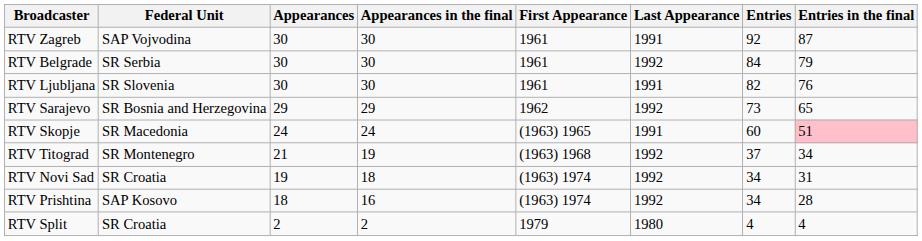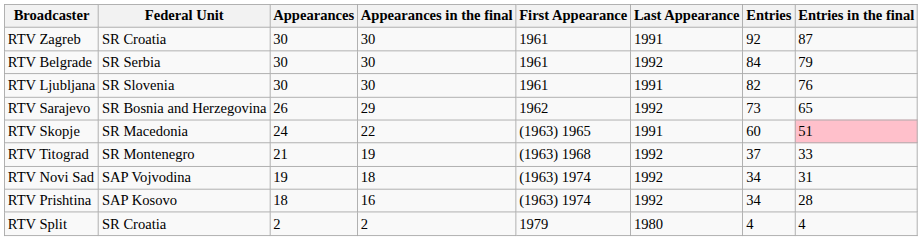(147, 39) SAP Vojvodina -> (134, 39) SR Croatia
(281, 108) 29 -> (281, 108) 26
(368, 131) 24 -> (368, 131) 22
(805, 154) 34 -> (805, 154) 33
(134, 177) SR Croatia -> (147, 177) SAP Vojvodina
